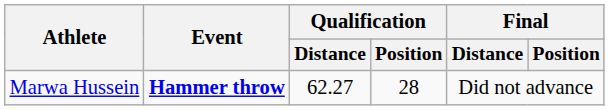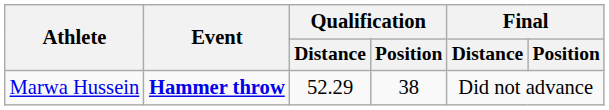(330, 87) 62.27 -> (330, 87) 52.29
(409, 87) 28 -> (409, 87) 38
